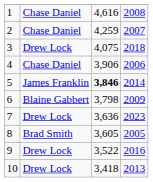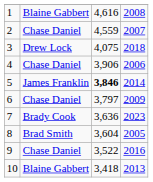(52, 13) Chase Daniel -> (56, 13) Blaine Gabbert
(106, 30) 4,259 -> (106, 30) 4,559
(56, 99) Blaine Gabbert -> (52, 99) Chase Daniel
(106, 99) 3,798 -> (106, 99) 3,797
(47, 116) Drew Lock -> (49, 116) Brady Cook
(106, 133) 3,605 -> (106, 133) 3,604
(47, 151) Drew Lock -> (52, 151) Chase Daniel
(47, 168) Drew Lock -> (56, 168) Blaine Gabbert
